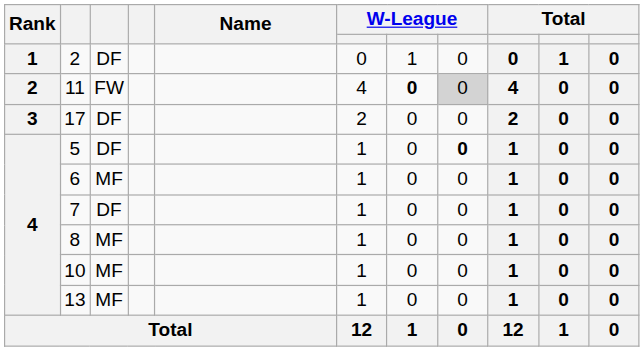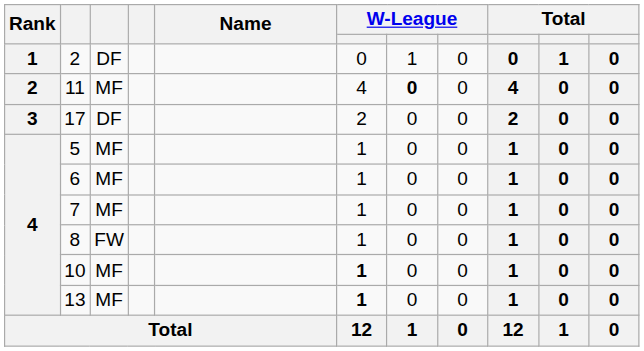(109, 88) FW -> (109, 88) MF
(463, 88) lightgrey background -> (463, 88) no background
(109, 149) DF -> (109, 149) MF
(463, 149) bold -> (463, 149) normal
(109, 209) DF -> (109, 209) MF
(109, 239) MF -> (109, 239) FW
(361, 269) normal -> (361, 269) bold
(361, 300) normal -> (361, 300) bold
